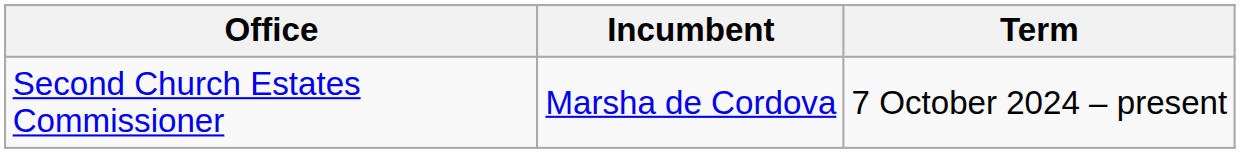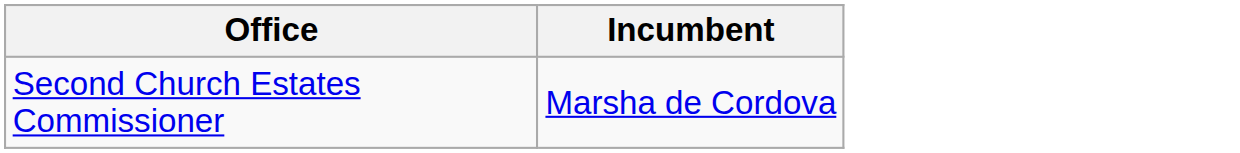- column: (1039, 30)
